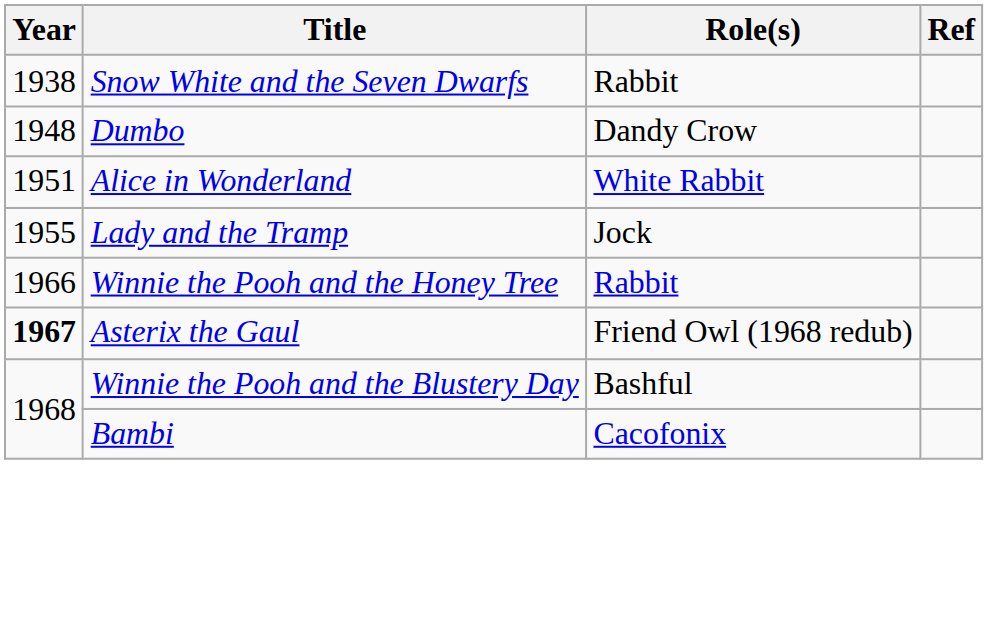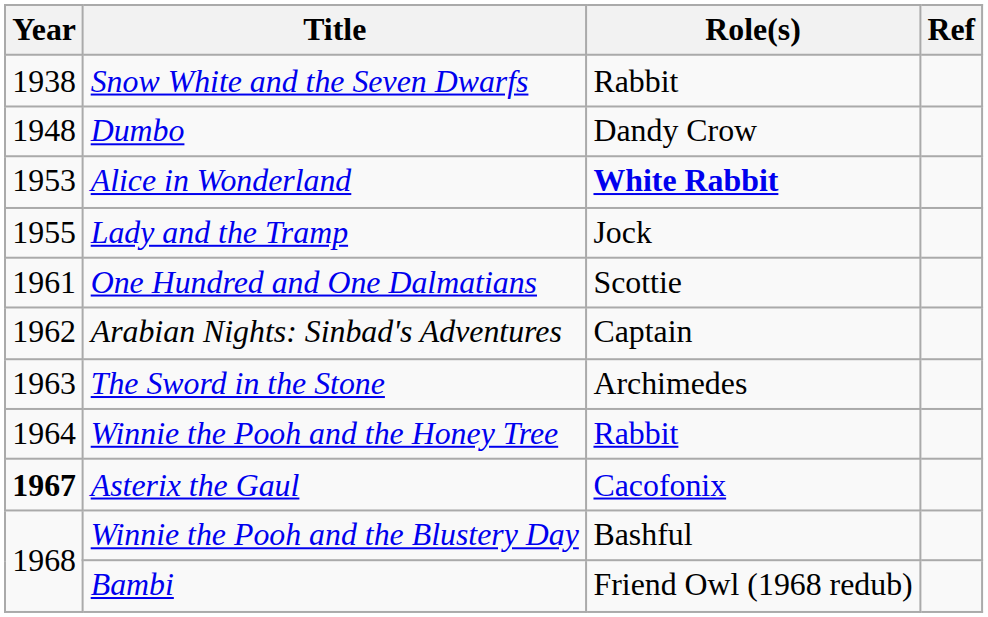(44, 181) 1951 -> (44, 181) 1953
(679, 181) normal -> (686, 181) bold
+ row: (314, 282)
+ row: (326, 332)
+ row: (238, 383)
(44, 282) 1966 -> (44, 433) 1964
(753, 332) Friend Owl (1968 redub) -> (660, 484) Cacofonix
(660, 433) Cacofonix -> (753, 585) Friend Owl (1968 redub)
